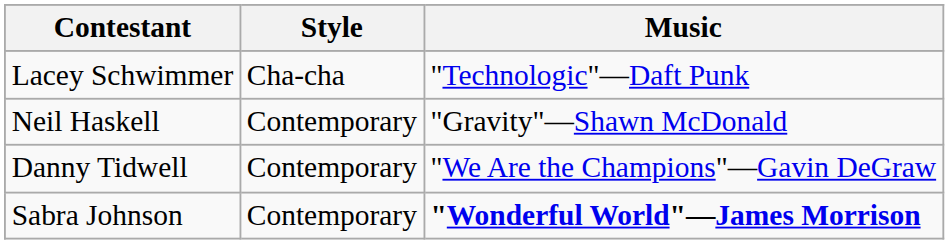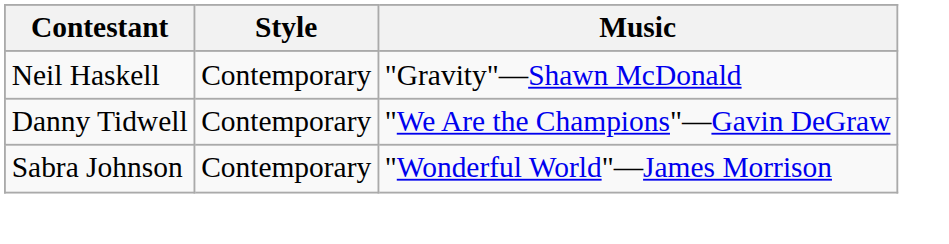- row: (122, 74)
(676, 214) bold -> (608, 167) normal
